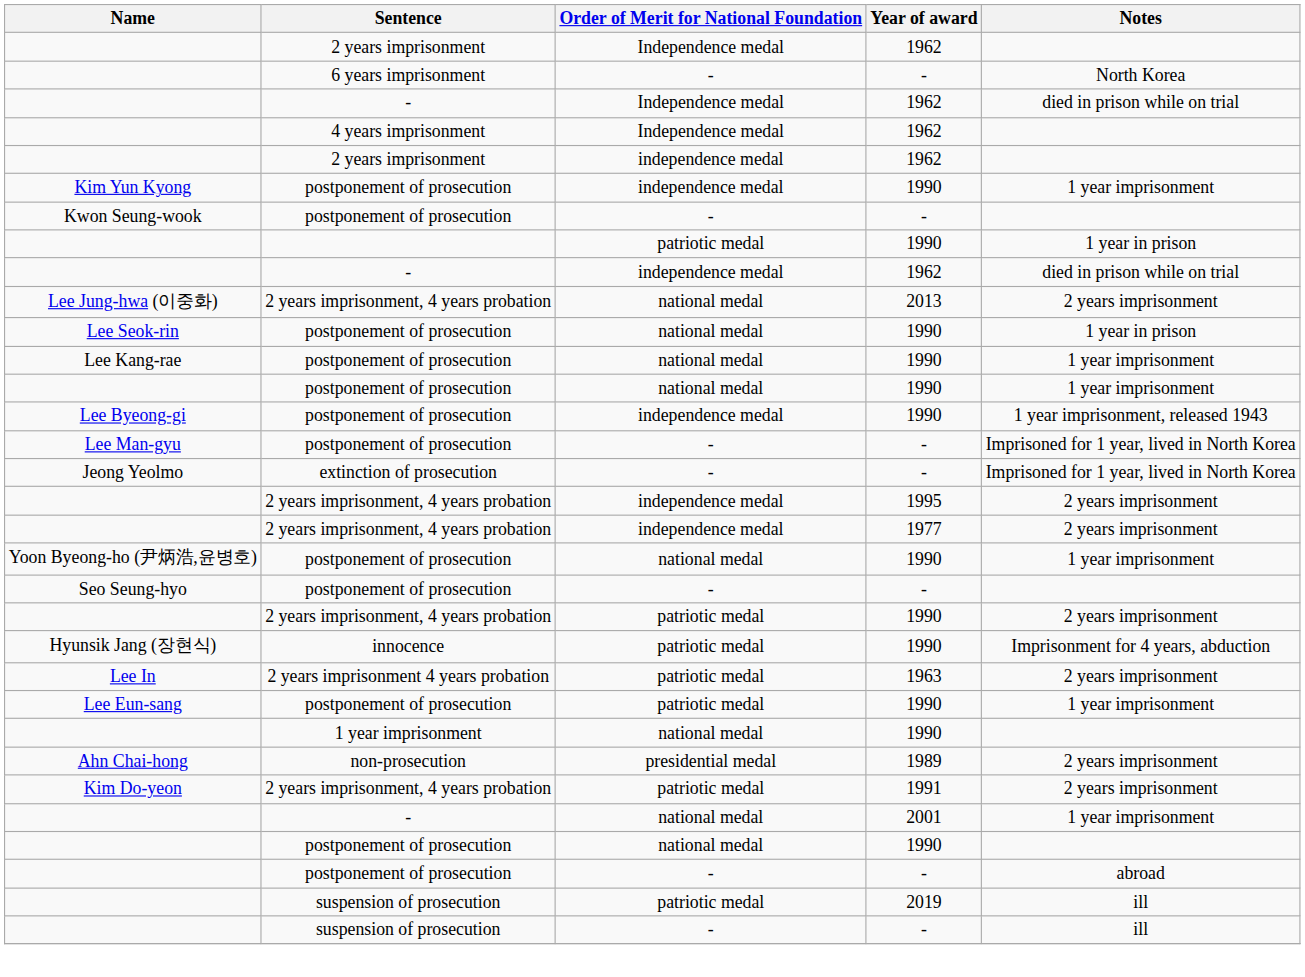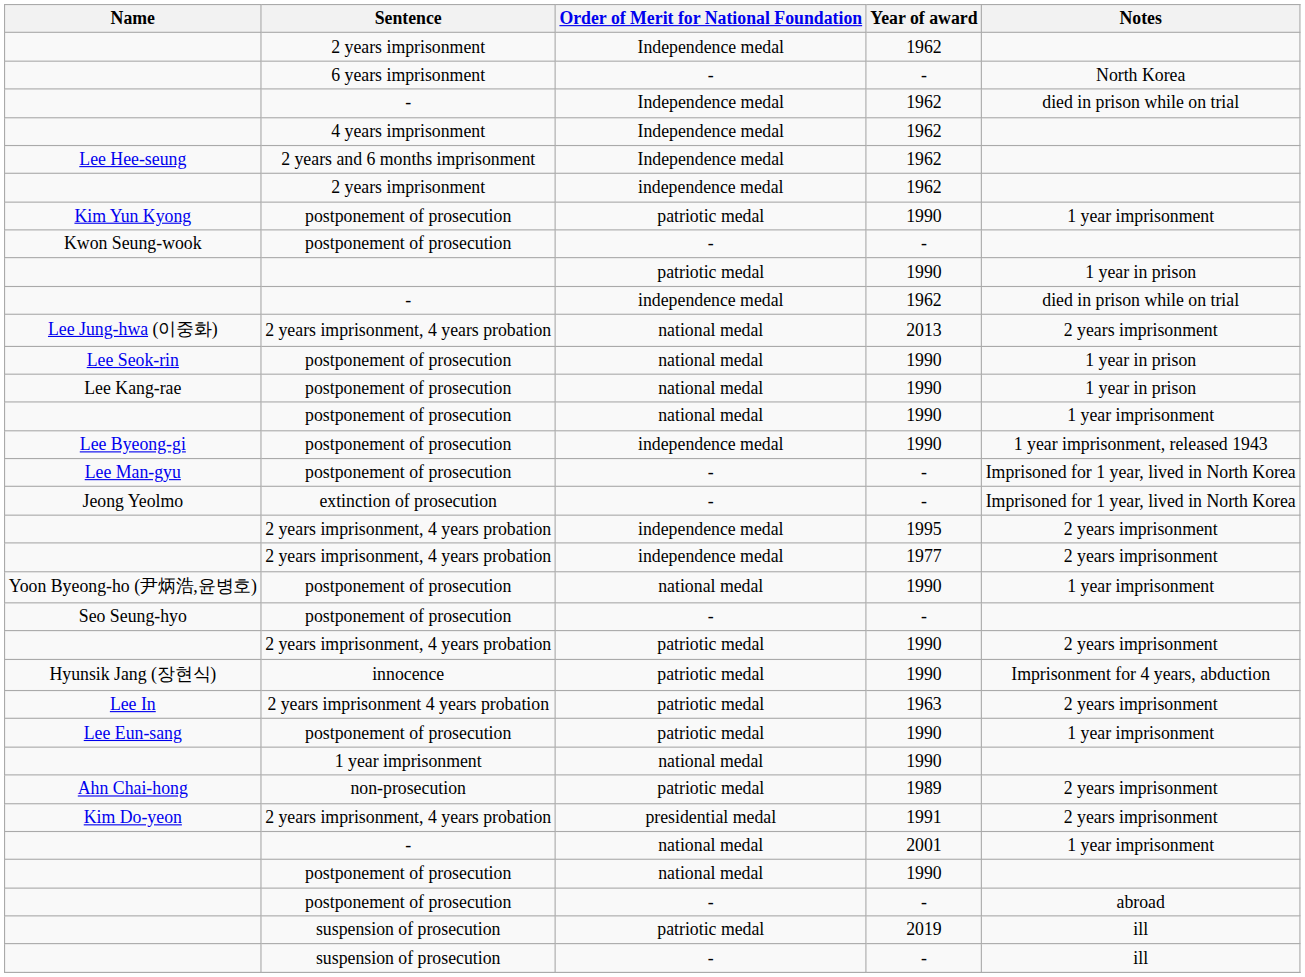+ row: (133, 159)
(711, 187) independence medal -> (711, 215) patriotic medal
(1141, 359) 1 year imprisonment -> (1141, 388) 1 year in prison
(711, 760) presidential medal -> (711, 789) patriotic medal
(711, 789) patriotic medal -> (711, 817) presidential medal
